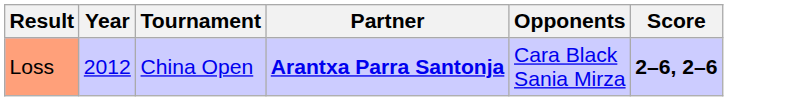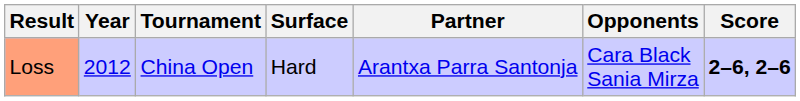+ column: (309, 21)
(388, 66) bold -> (468, 66) normal
